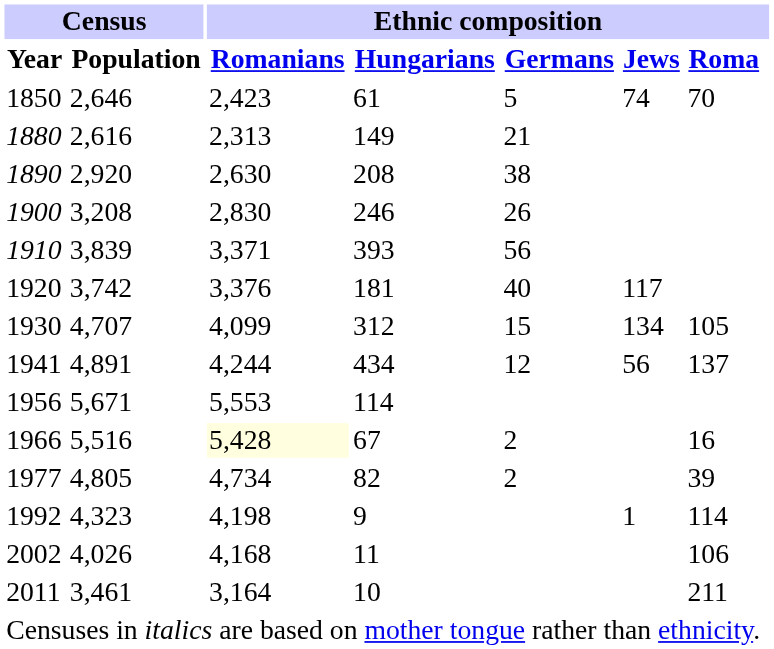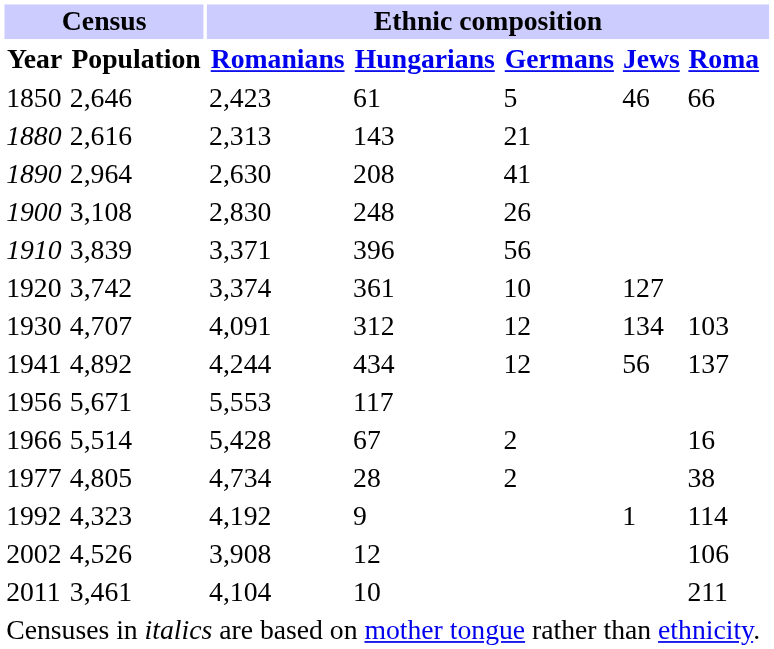(636, 97) 74 -> (636, 97) 46
(701, 97) 70 -> (701, 97) 66
(374, 135) 149 -> (374, 135) 143
(101, 173) 2,920 -> (101, 173) 2,964
(517, 173) 38 -> (517, 173) 41
(101, 211) 3,208 -> (101, 211) 3,108
(374, 211) 246 -> (374, 211) 248
(374, 249) 393 -> (374, 249) 396
(240, 287) 3,376 -> (240, 287) 3,374
(374, 287) 181 -> (374, 287) 361
(517, 287) 40 -> (517, 287) 10
(642, 287) 117 -> (643, 287) 127
(240, 325) 4,099 -> (240, 325) 4,091
(517, 325) 15 -> (517, 325) 12
(708, 325) 105 -> (708, 325) 103
(101, 363) 4,891 -> (101, 363) 4,892
(373, 401) 114 -> (373, 401) 117
(101, 440) 5,516 -> (101, 440) 5,514
(240, 440) lightyellow background -> (240, 440) no background
(367, 478) 82 -> (367, 478) 28
(701, 478) 39 -> (701, 478) 38
(240, 516) 4,198 -> (240, 516) 4,192
(101, 554) 4,026 -> (101, 554) 4,526
(240, 554) 4,168 -> (240, 554) 3,908
(366, 554) 11 -> (367, 554) 12
(240, 592) 3,164 -> (240, 592) 4,104
